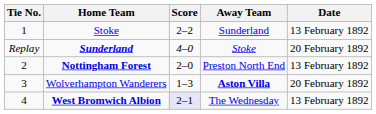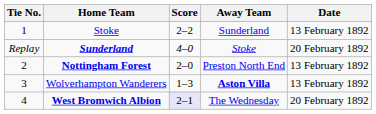(329, 83) 20 February 1892 -> (329, 83) 13 February 1892
(329, 100) 13 February 1892 -> (329, 100) 20 February 1892
